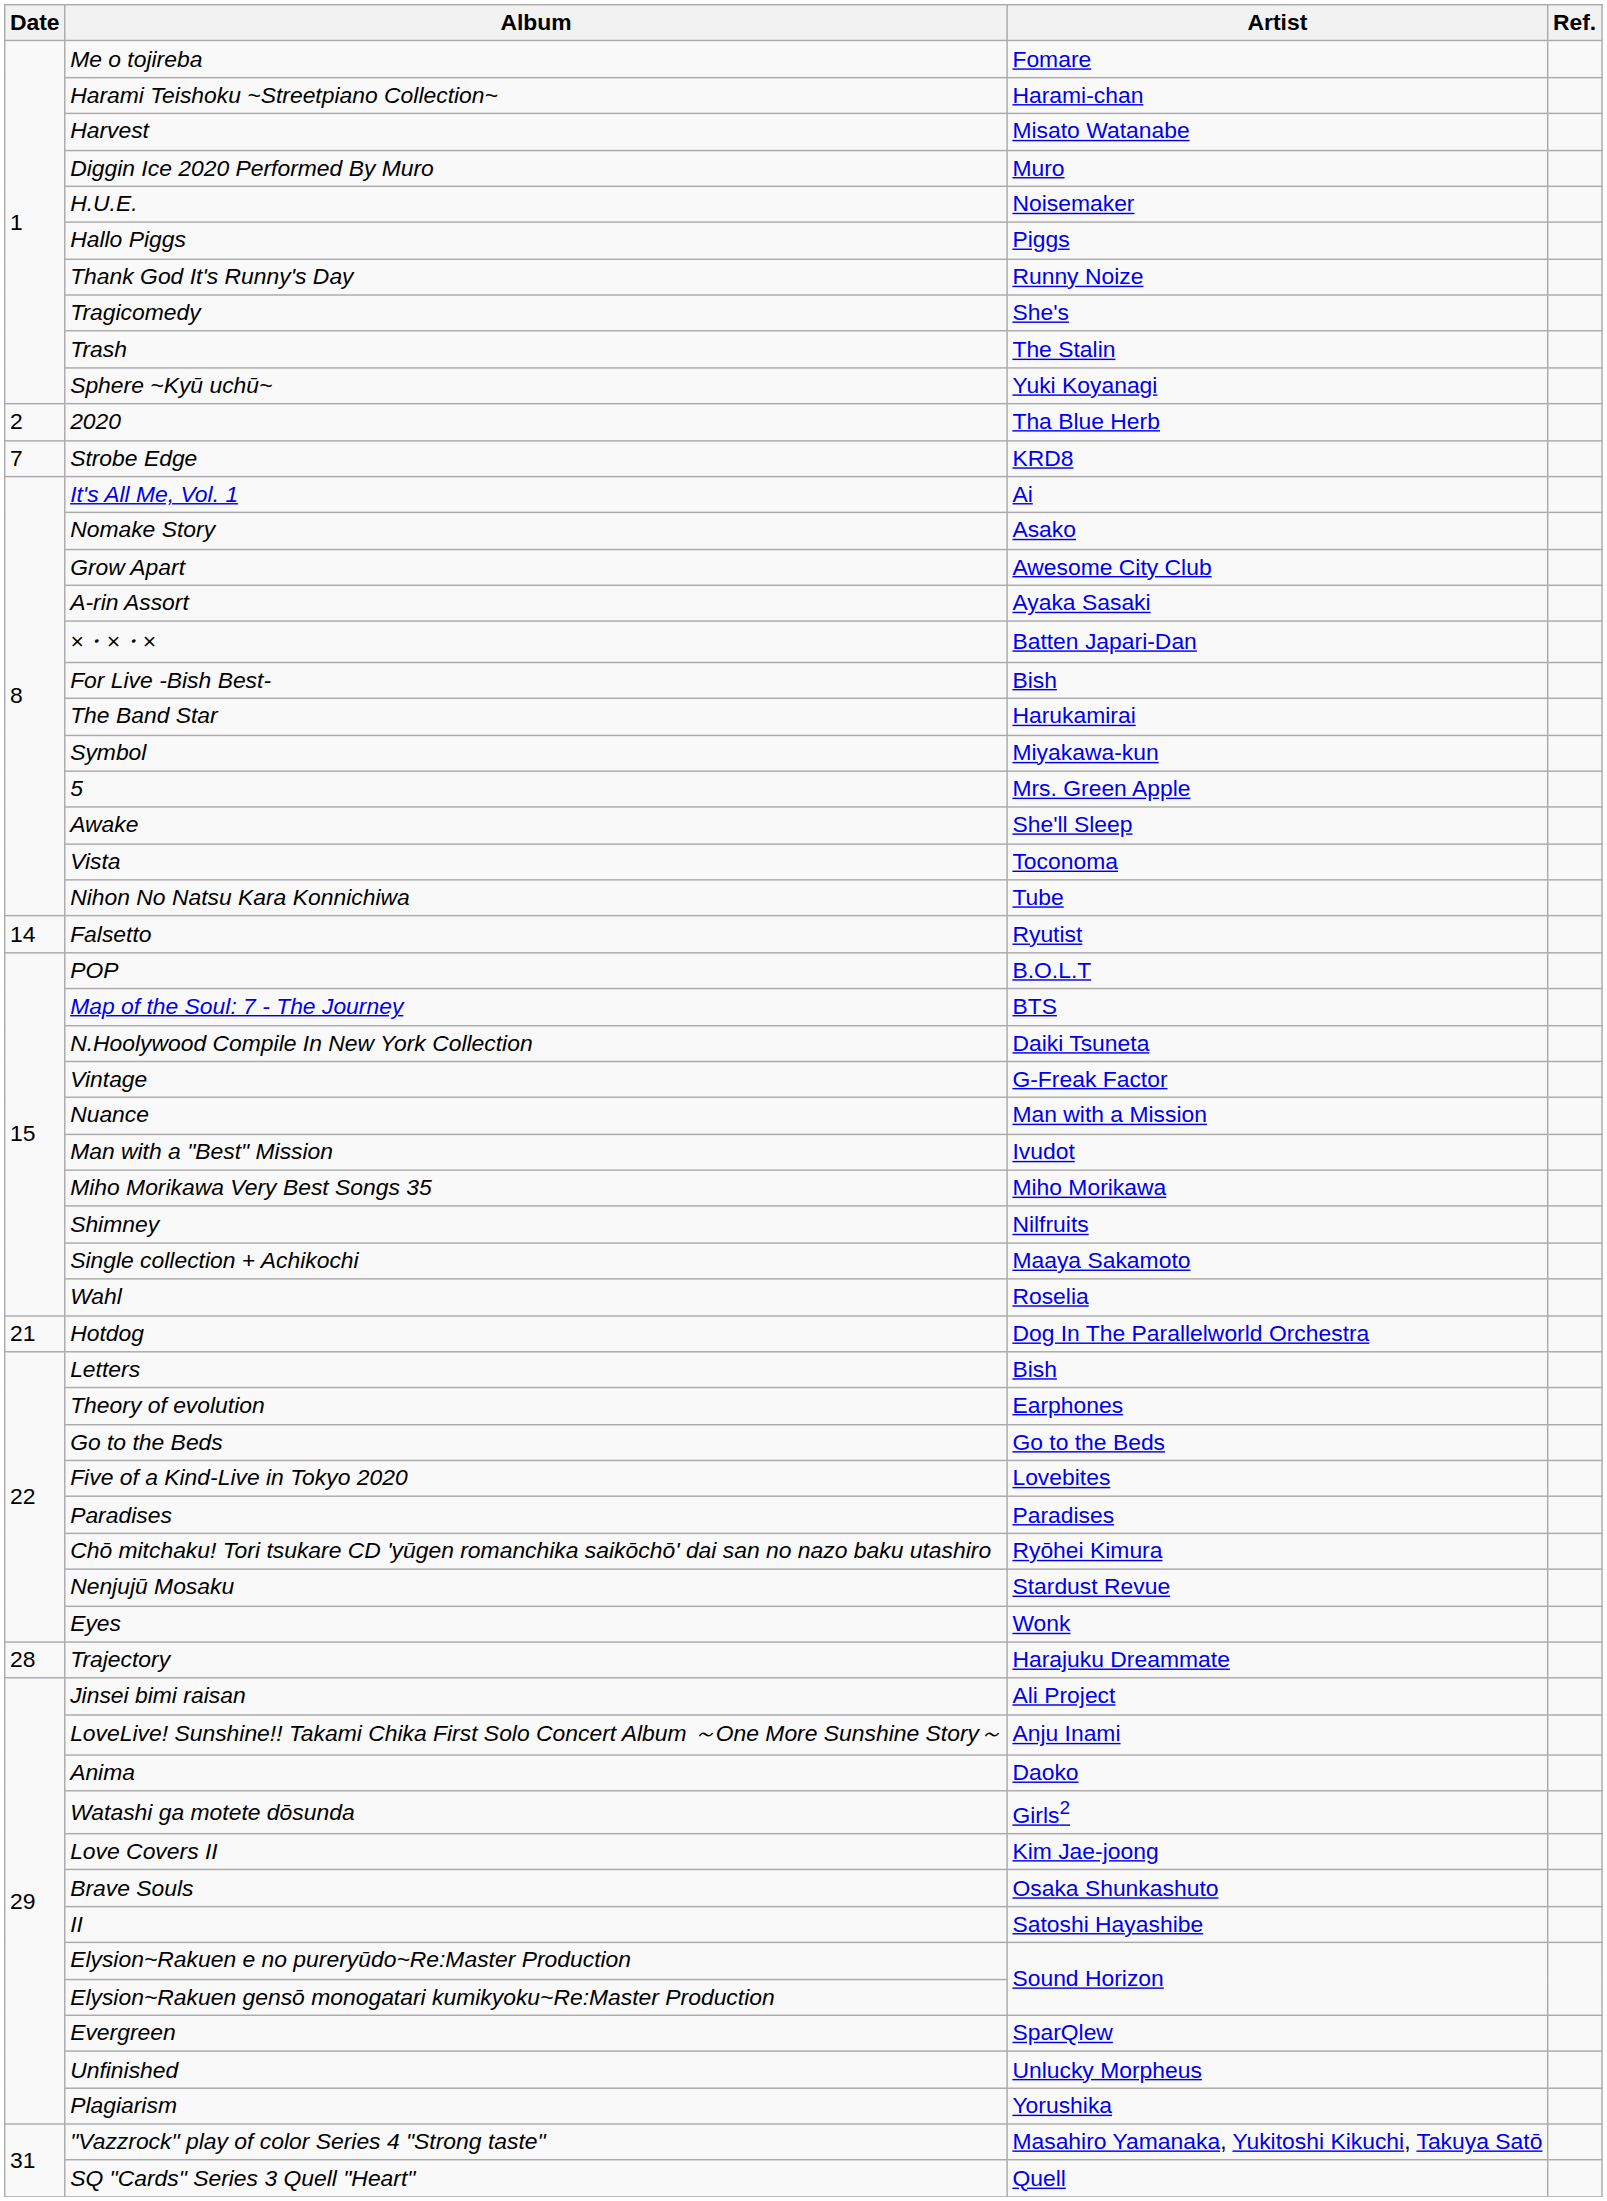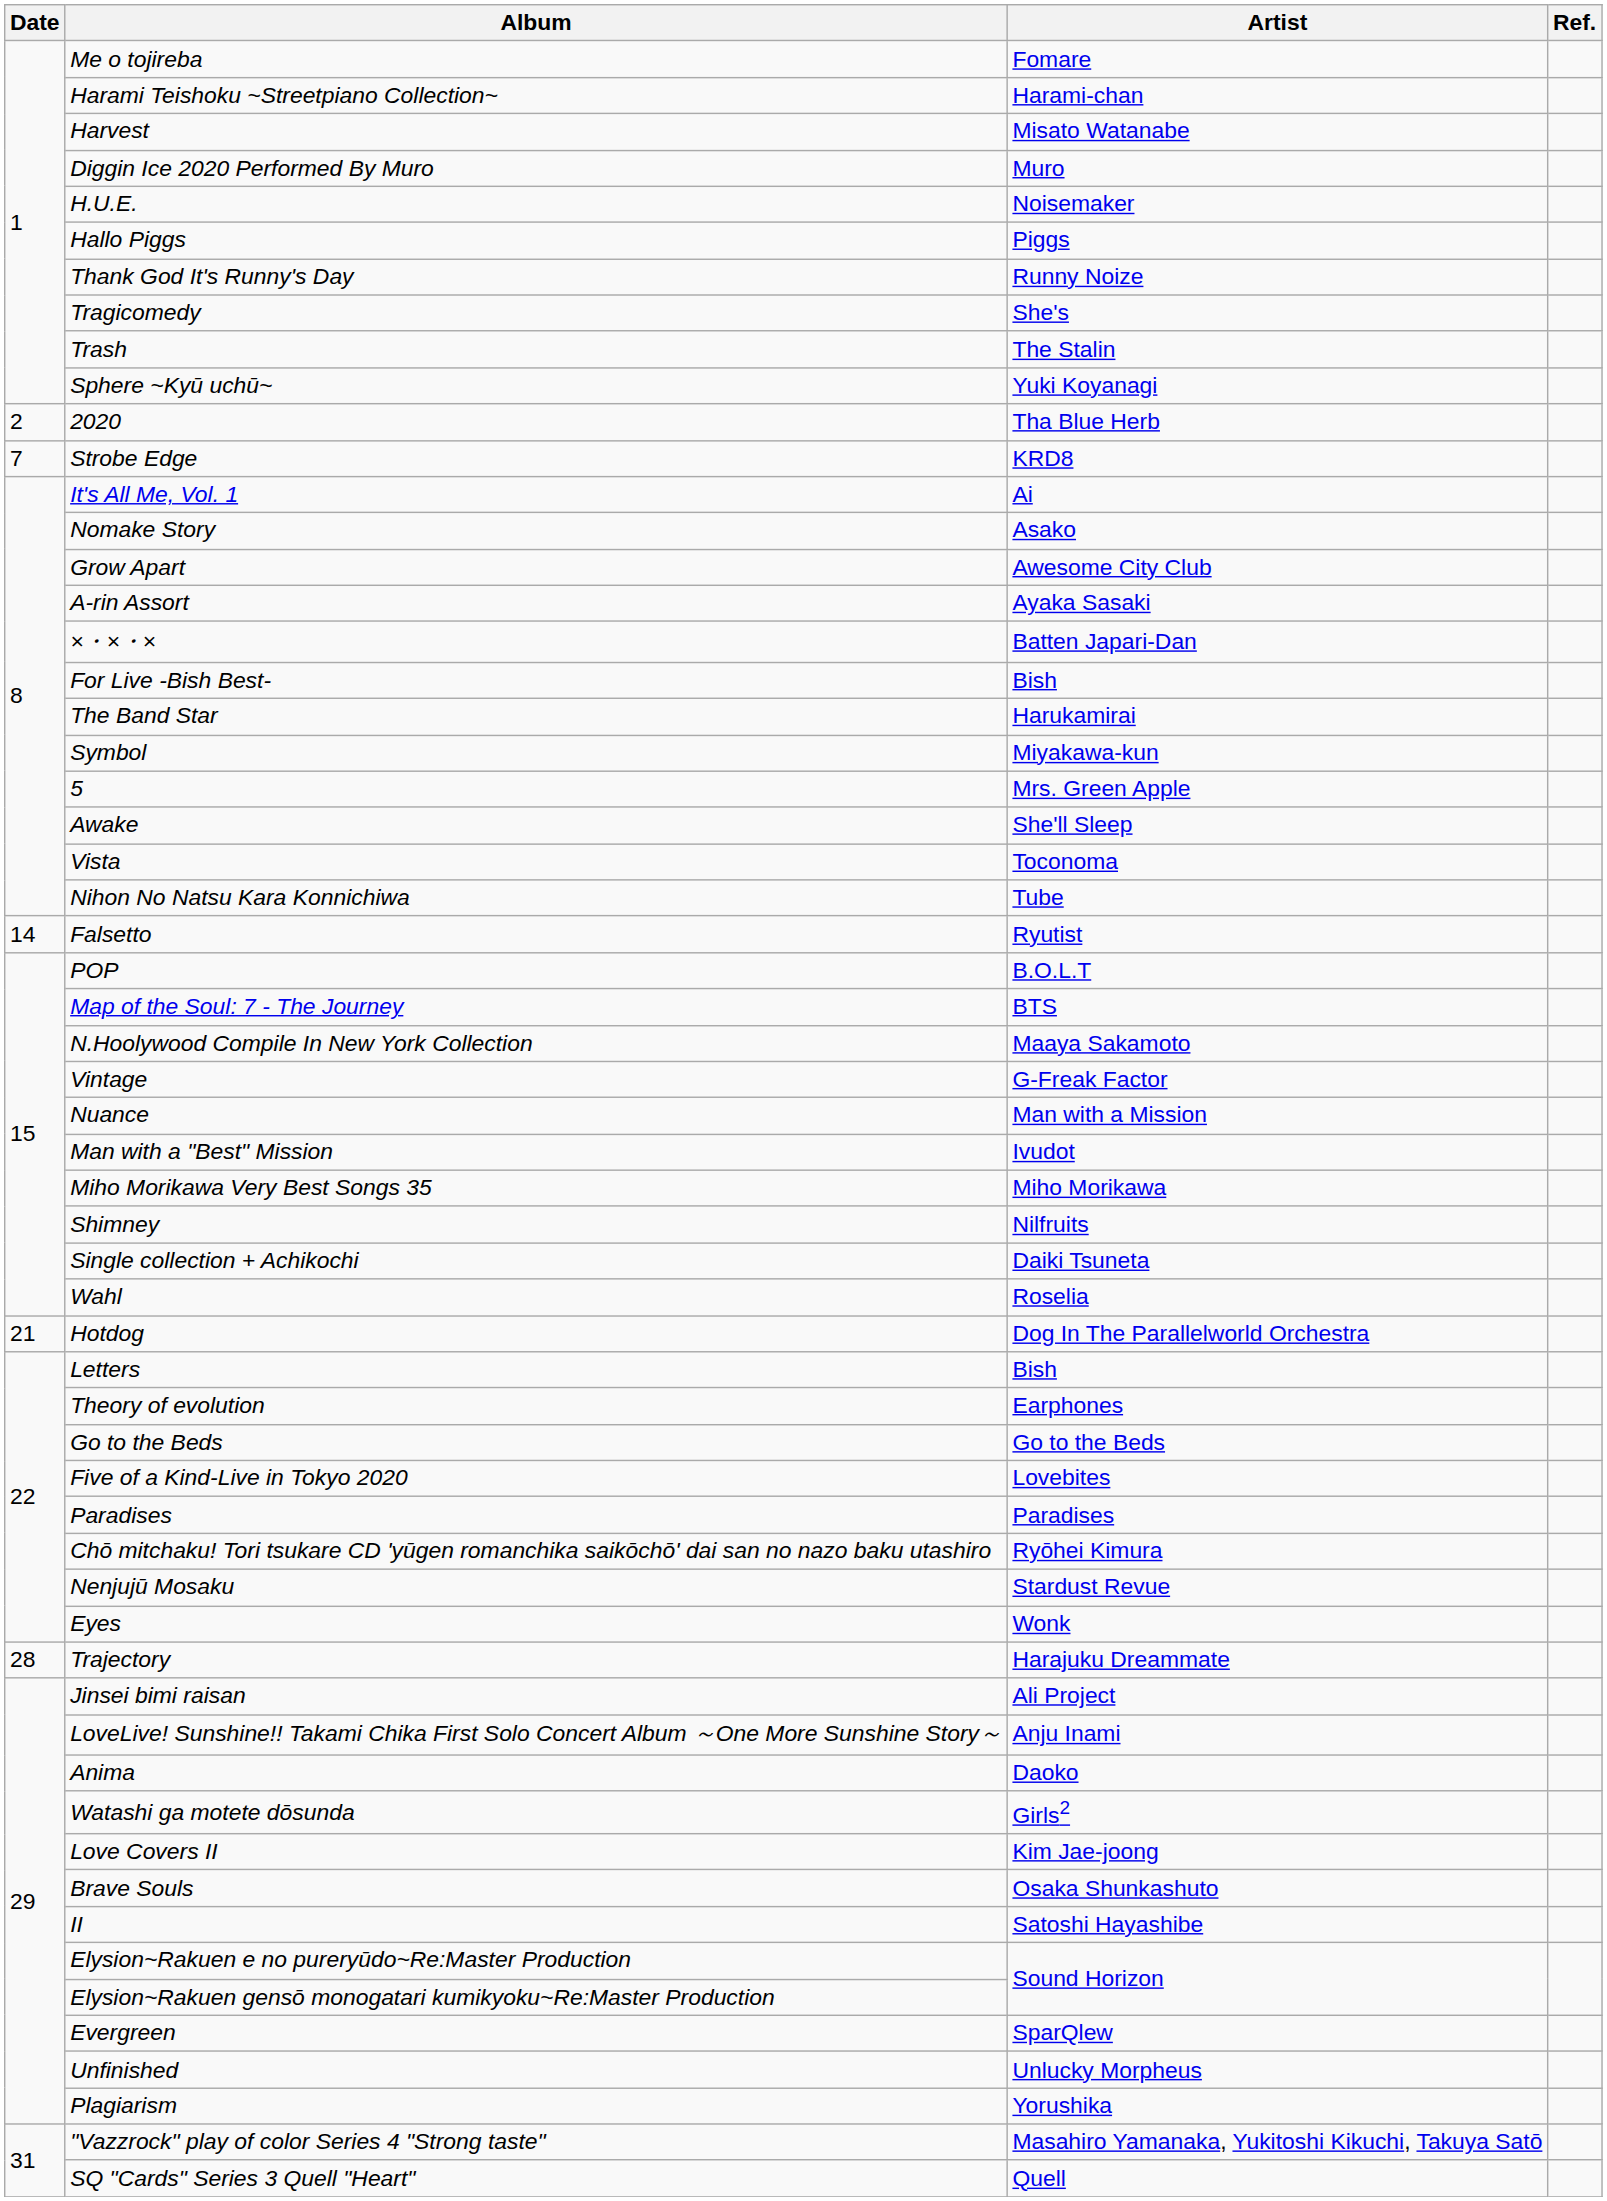(1081, 1042) Daiki Tsuneta -> (1101, 1042) Maaya Sakamoto
(1101, 1260) Maaya Sakamoto -> (1081, 1260) Daiki Tsuneta
